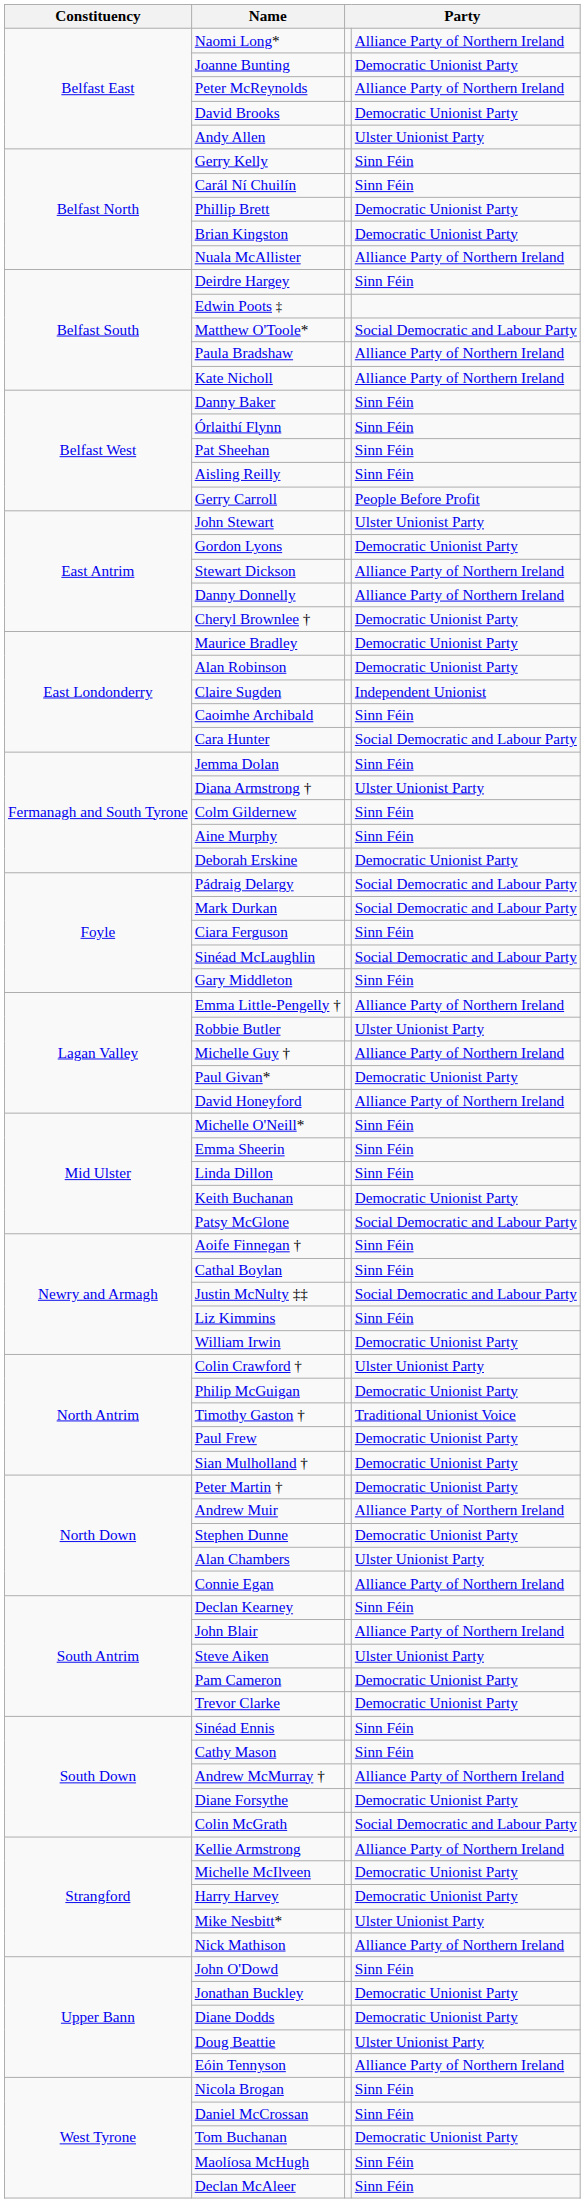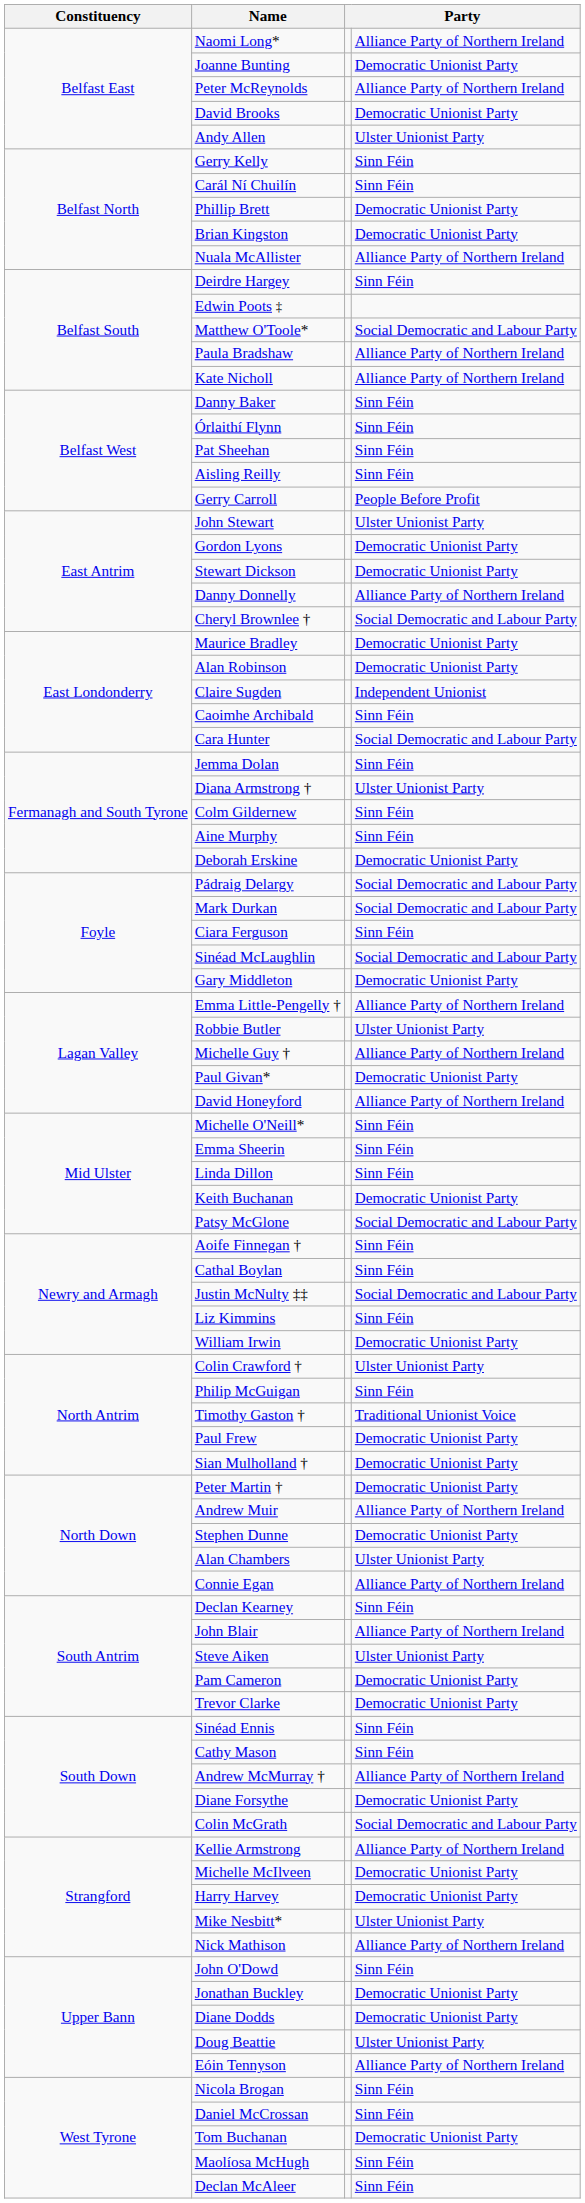(459, 570) Alliance Party of Northern Ireland -> (436, 570) Democratic Unionist Party
(436, 619) Democratic Unionist Party -> (466, 619) Social Democratic and Labour Party
(384, 980) Sinn Féin -> (436, 980) Democratic Unionist Party
(436, 1390) Democratic Unionist Party -> (384, 1390) Sinn Féin
